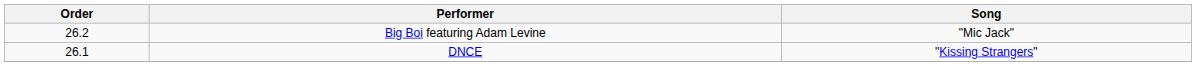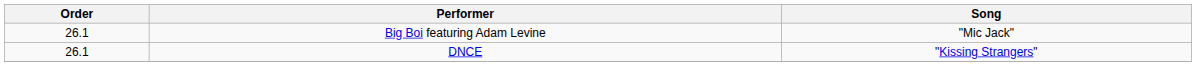(77, 33) 26.2 -> (77, 33) 26.1
